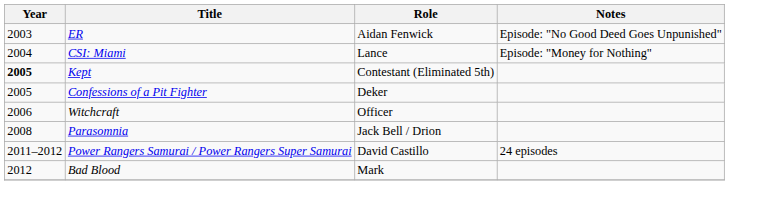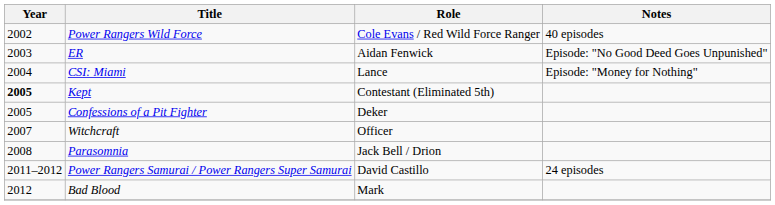+ row: (135, 33)
(20, 111) 2006 -> (20, 131) 2007
